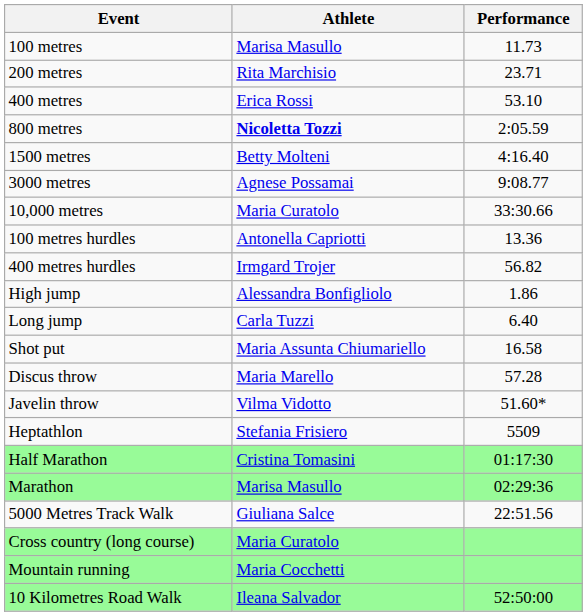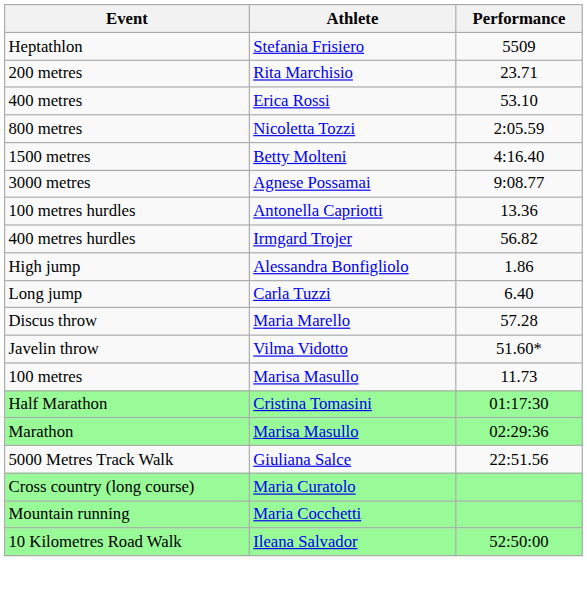rows swapped: (45, 46) <-> (46, 431)
(289, 128) bold -> (304, 128) normal
- row: (56, 211)
- row: (37, 349)
